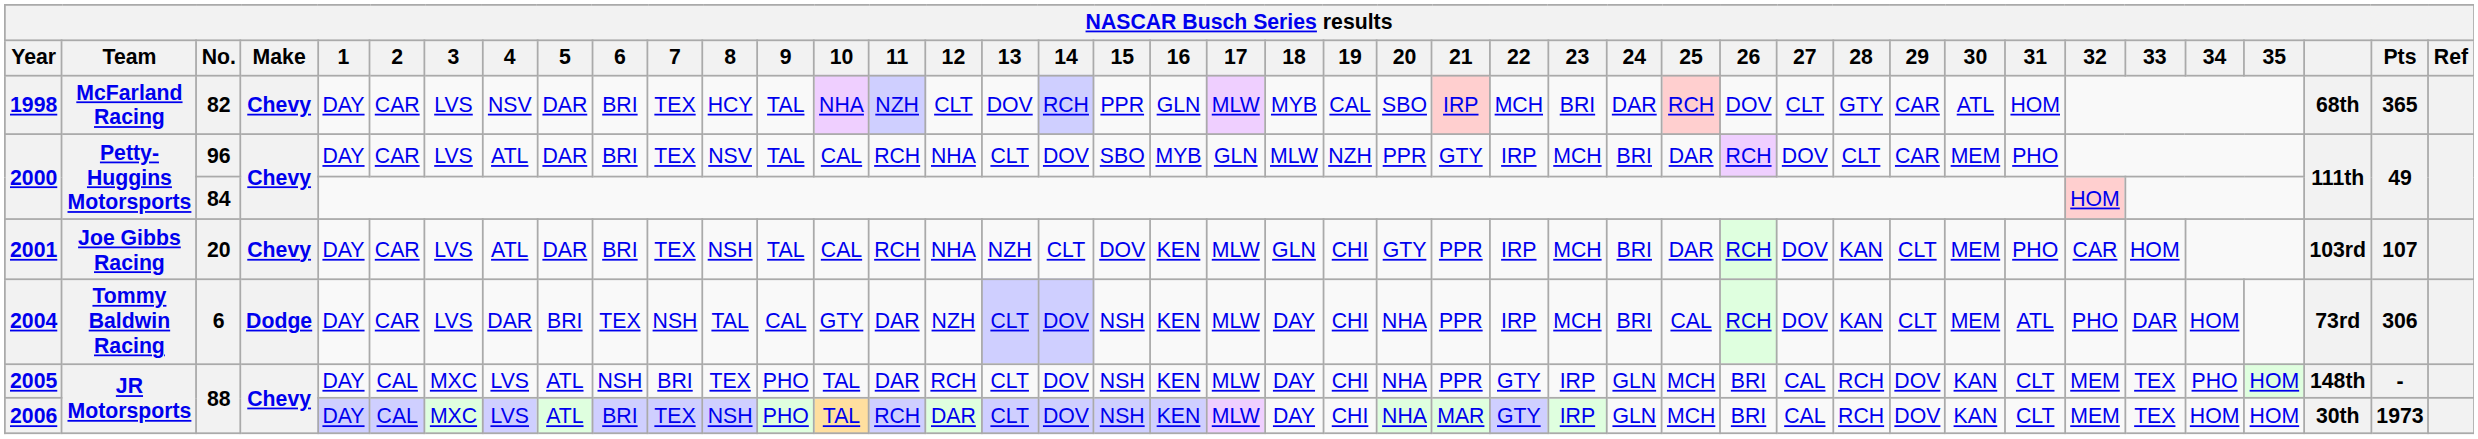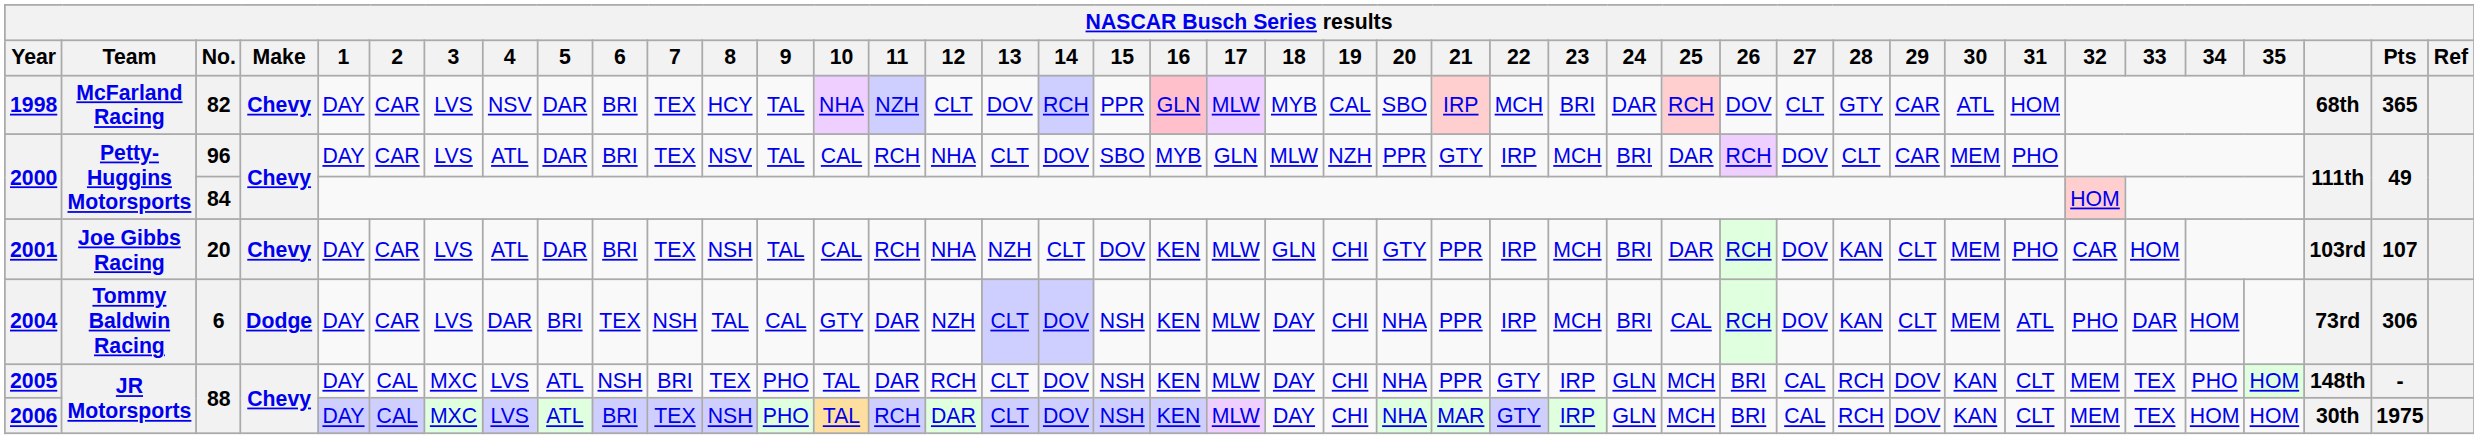(1179, 105) no background -> (1179, 105) pink background
(2400, 416) 1973 -> (2400, 416) 1975
